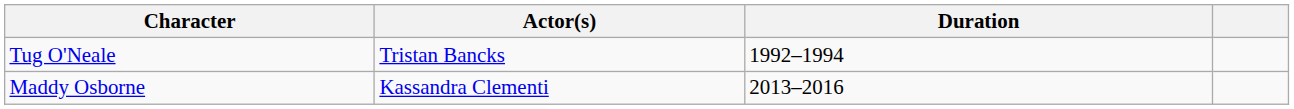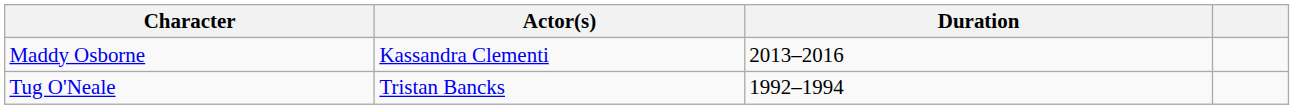rows swapped: (63, 54) <-> (77, 87)
